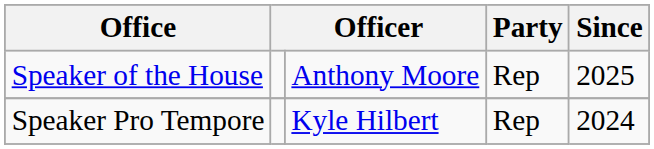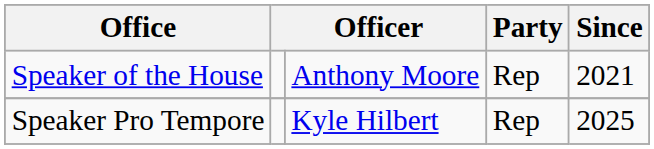(605, 74) 2025 -> (605, 74) 2021
(605, 120) 2024 -> (605, 120) 2025
